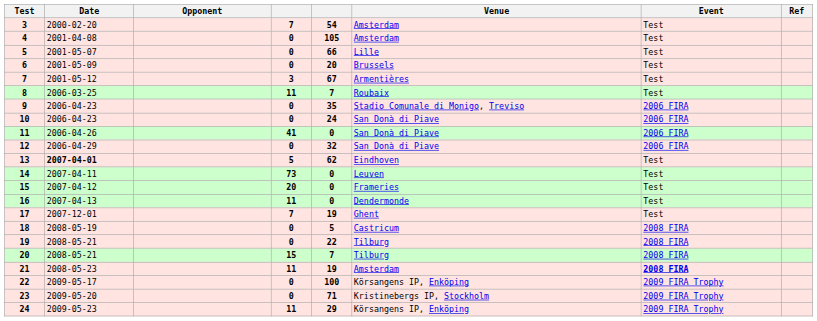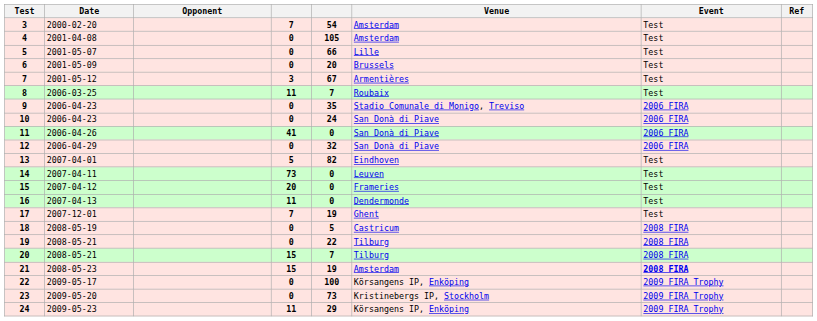(72, 160) bold -> (72, 160) normal
(332, 160) 62 -> (332, 160) 82
(291, 269) 11 -> (291, 269) 15
(332, 296) 71 -> (332, 296) 73
